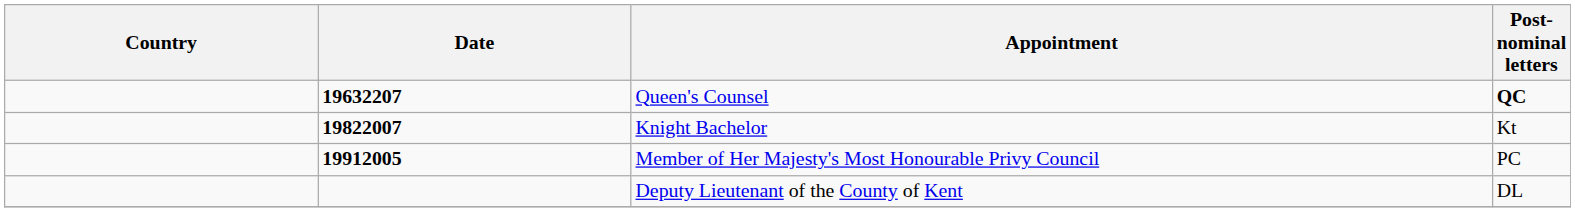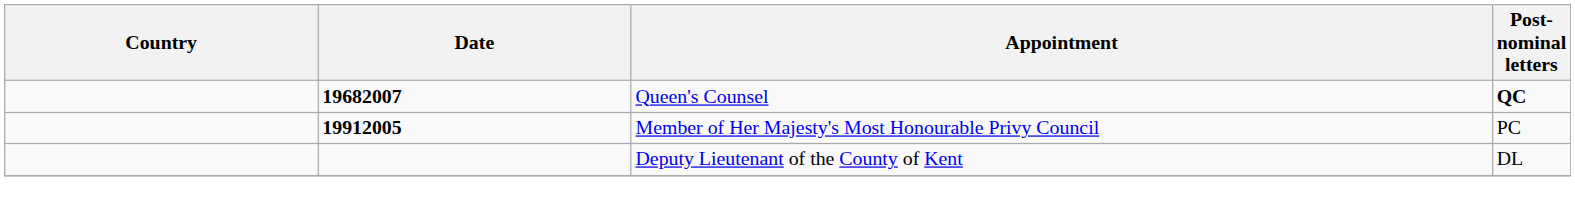(362, 96) 19632207 -> (362, 96) 19682007
- row: (701, 127)
